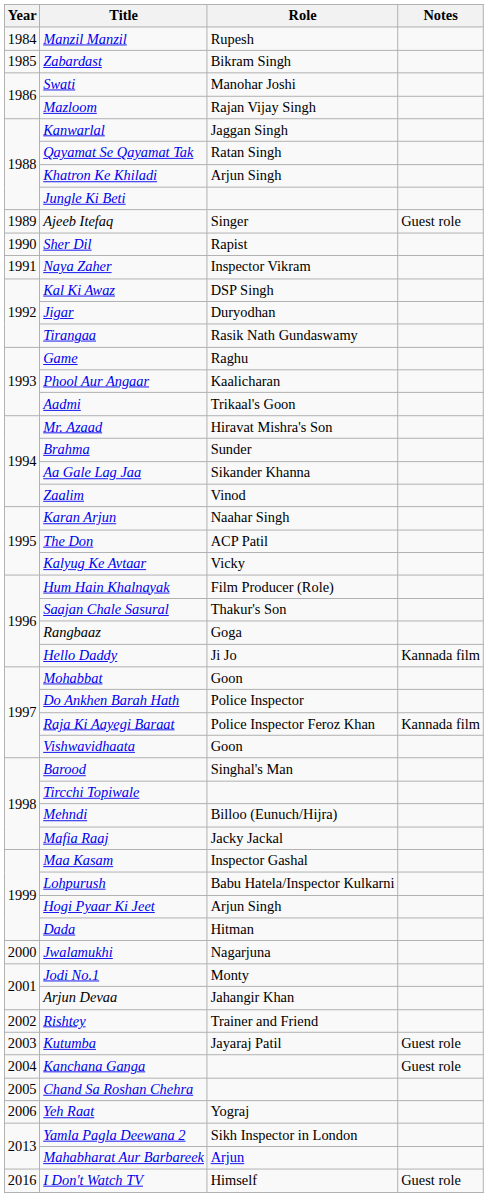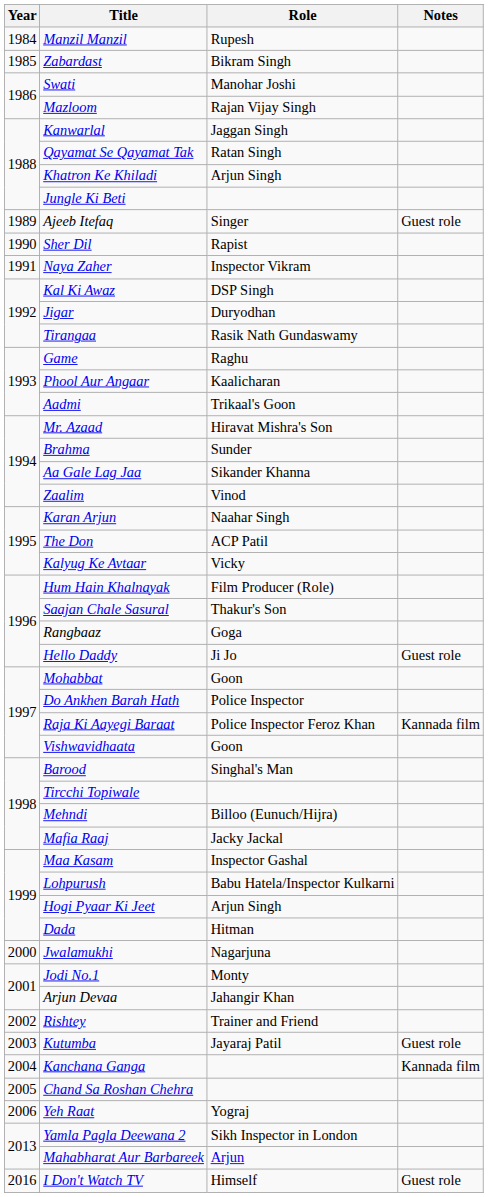(441, 655) Kannada film -> (431, 655) Guest role
(431, 1066) Guest role -> (441, 1066) Kannada film
